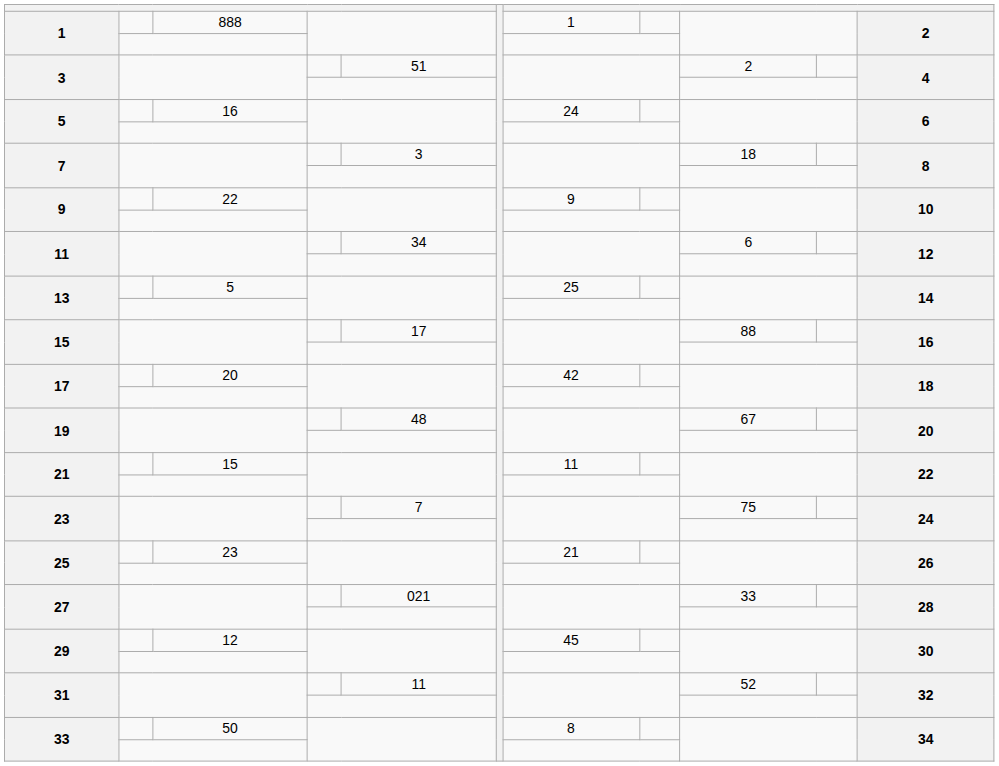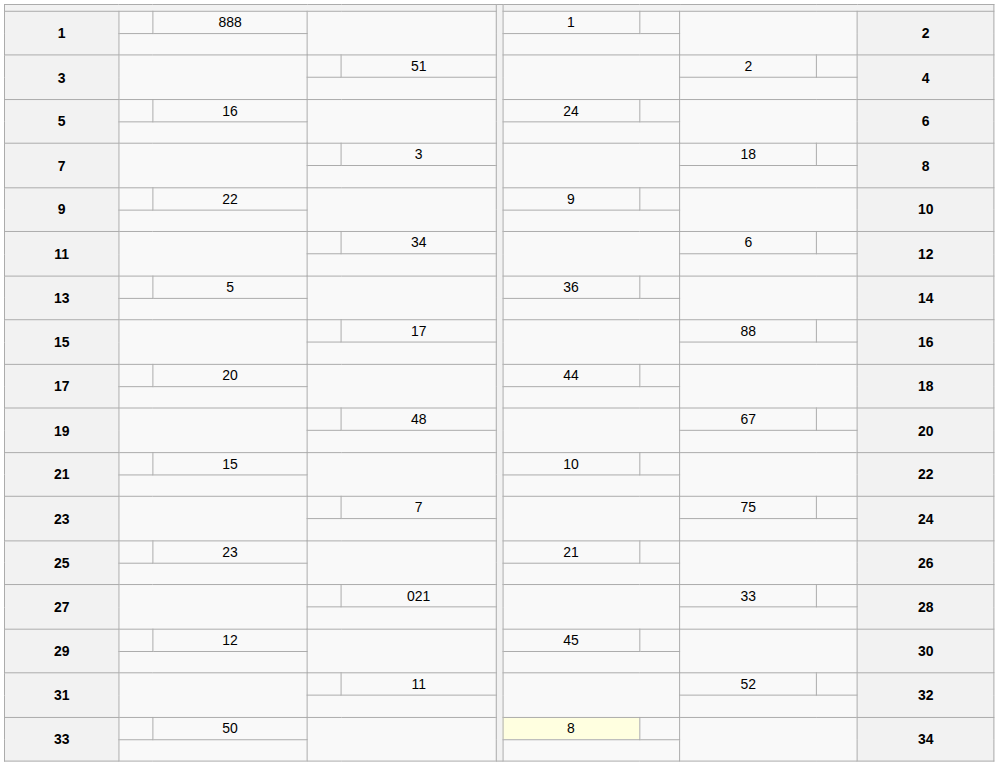(571, 287) 25 -> (571, 287) 36
(571, 376) 42 -> (571, 376) 44
(571, 464) 11 -> (571, 464) 10
(571, 729) no background -> (571, 729) lightyellow background
